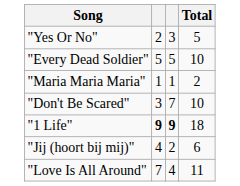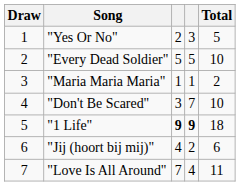+ column: (24, 15)
